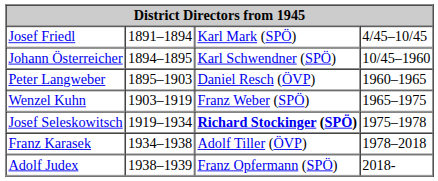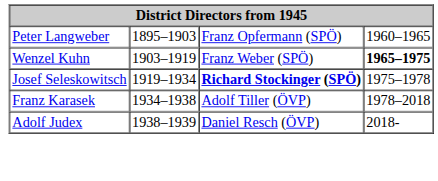- row: (42, 36)
- row: (66, 58)
(256, 79) Daniel Resch (ÖVP) -> (271, 36) Franz Opfermann (SPÖ)
(394, 101) normal -> (398, 58) bold
(267, 165) Franz Opfermann (SPÖ) -> (260, 122) Daniel Resch (ÖVP)
